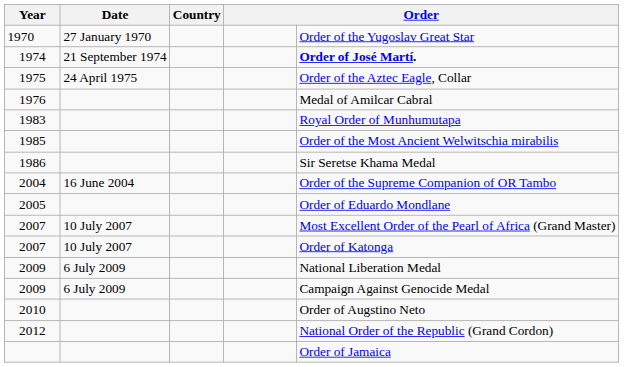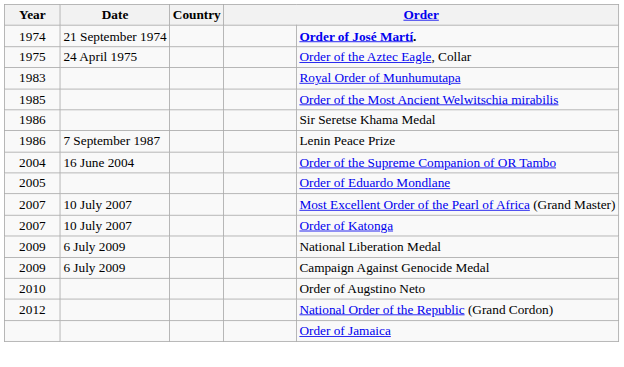- row: (21, 36)
- row: (32, 99)
+ row: (32, 141)
